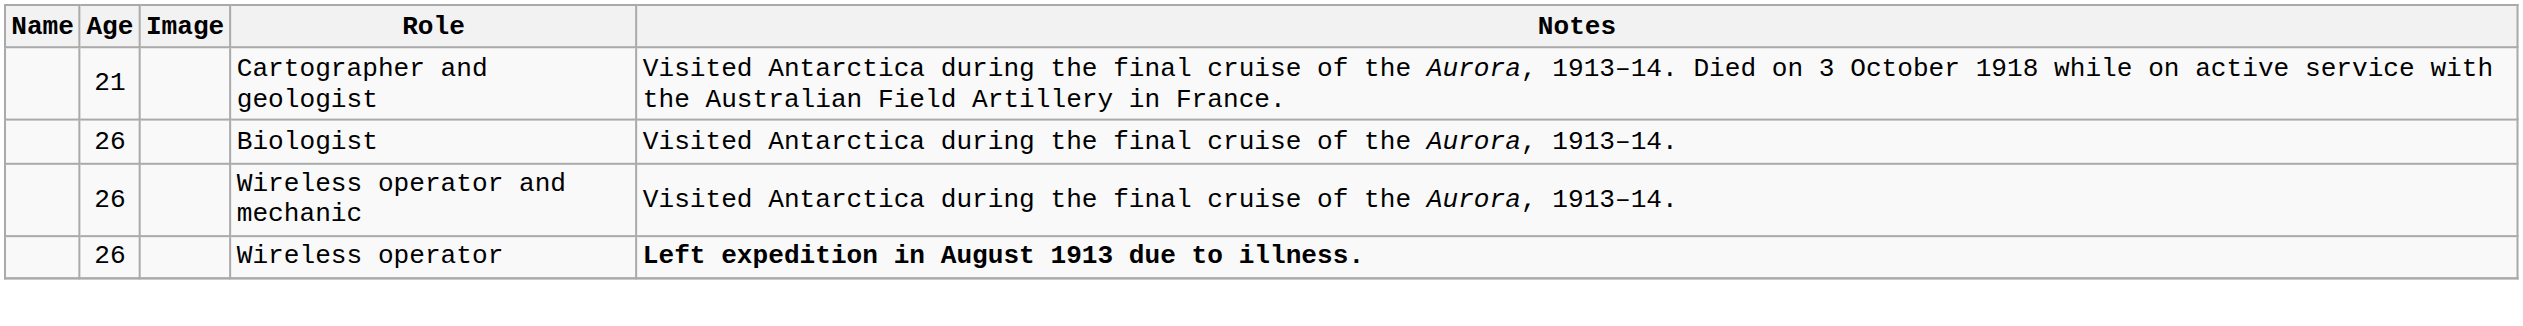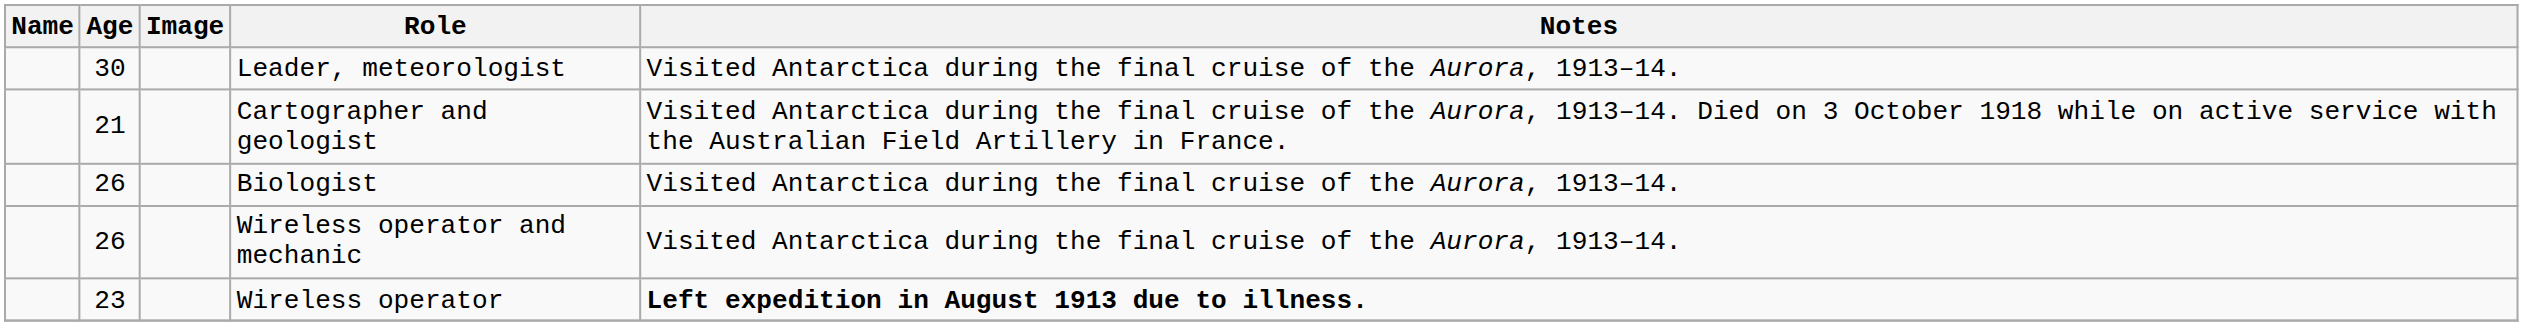+ row: (401, 69)
(110, 257) 26 -> (110, 300) 23
